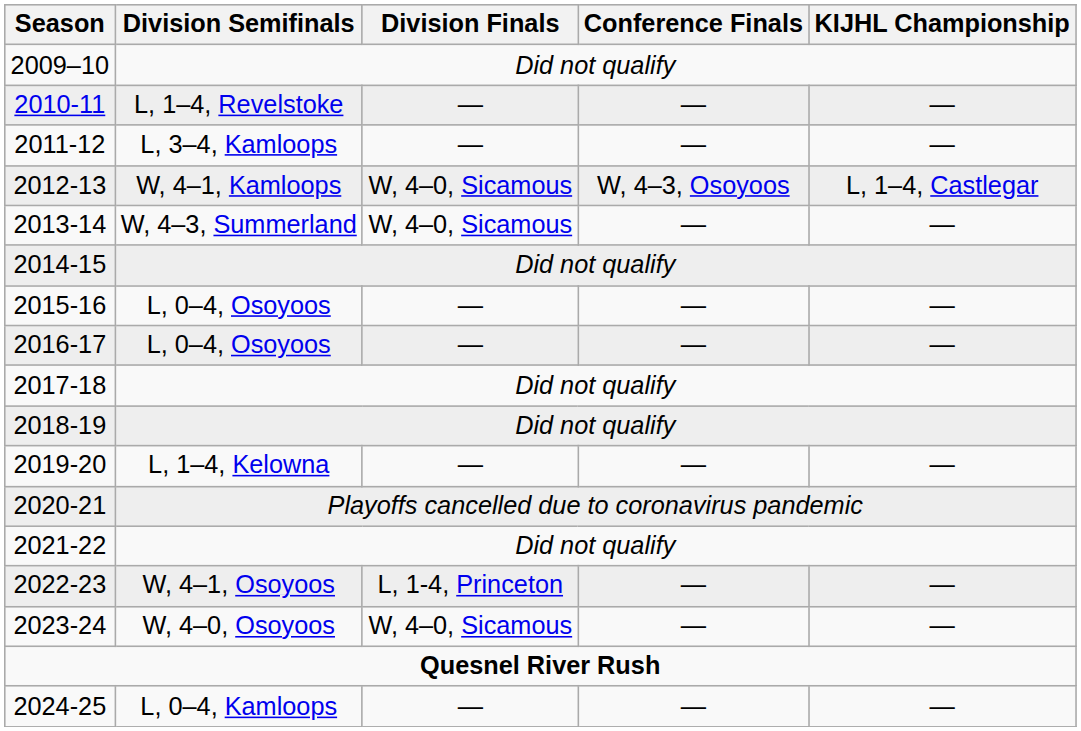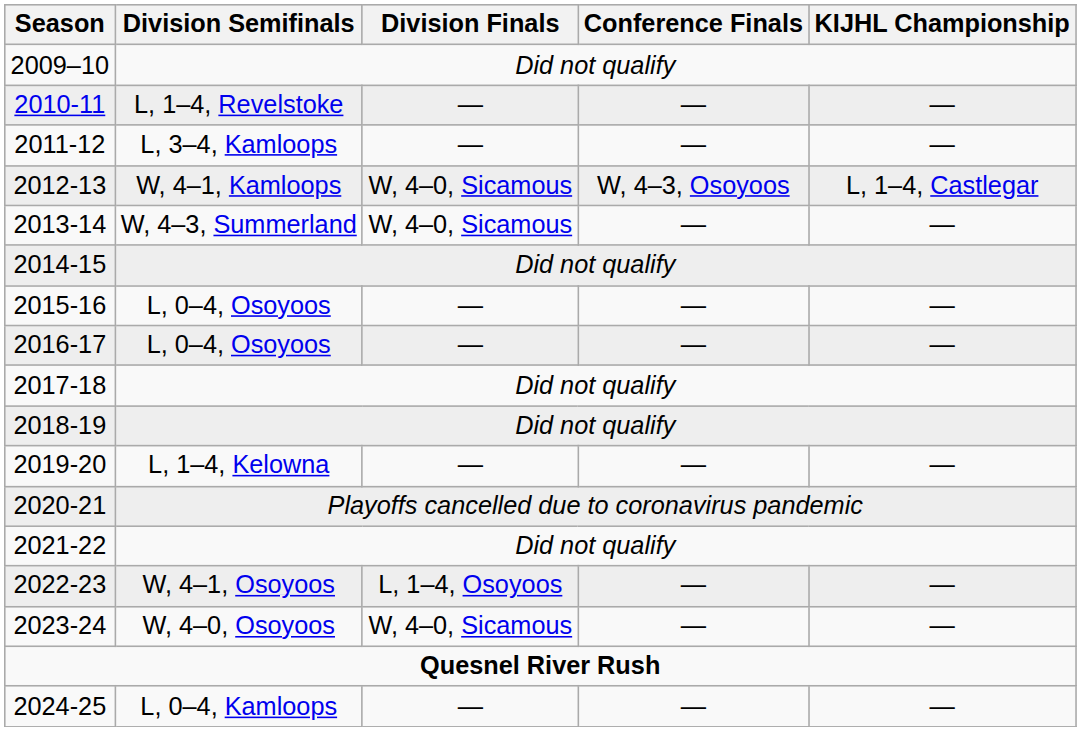(470, 585) L, 1-4, Princeton -> (470, 585) L, 1–4, Osoyoos
